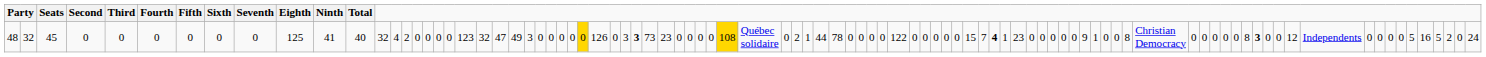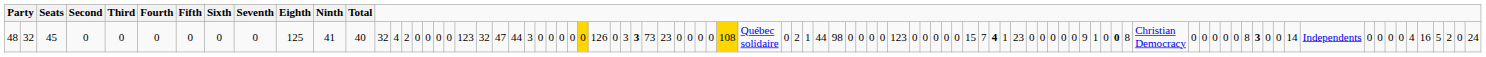(517, 36) 49 -> (517, 36) 44
(837, 36) 78 -> (837, 36) 98
(899, 36) 122 -> (899, 36) 123
(1117, 36) normal -> (1117, 36) bold
(1292, 36) 12 -> (1292, 36) 14
(1412, 36) 5 -> (1412, 36) 4
